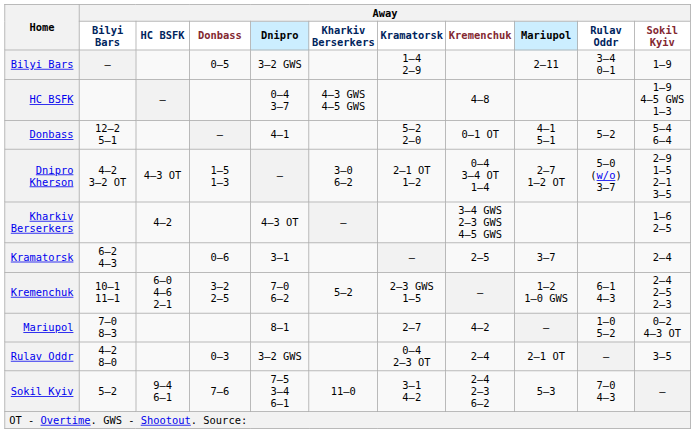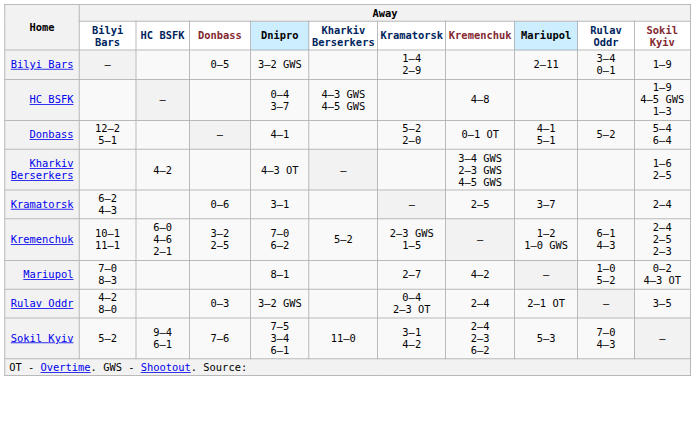- row: (52, 176)
